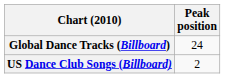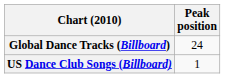(197, 63) 2 -> (197, 63) 1
